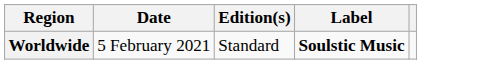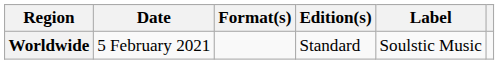+ column: (255, 18)
(352, 45) bold -> (431, 45) normal
